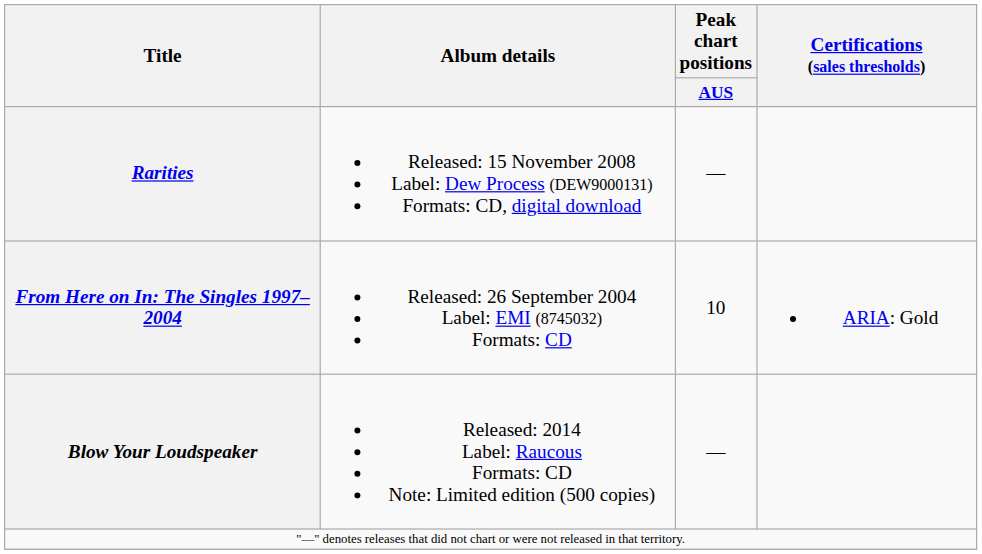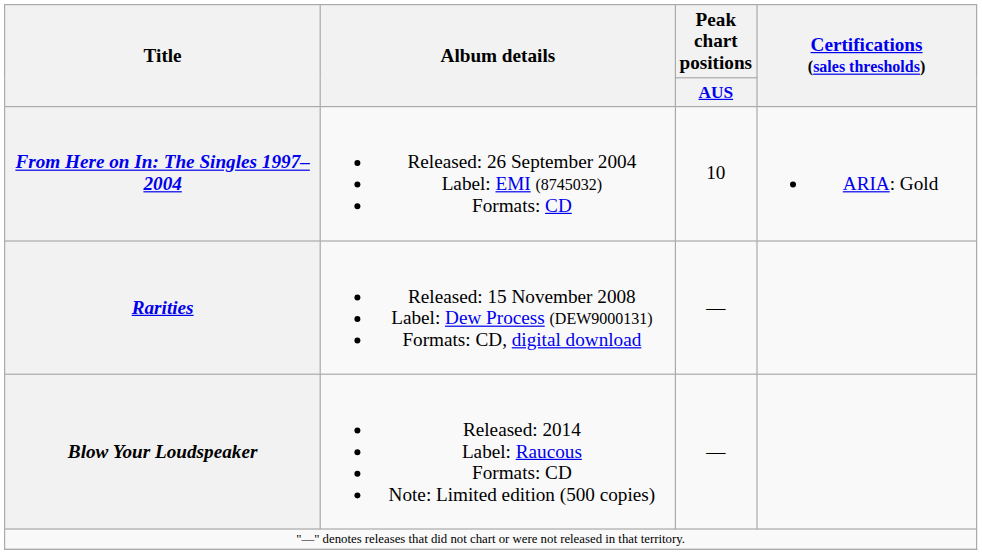rows swapped: (163, 307) <-> (163, 173)
